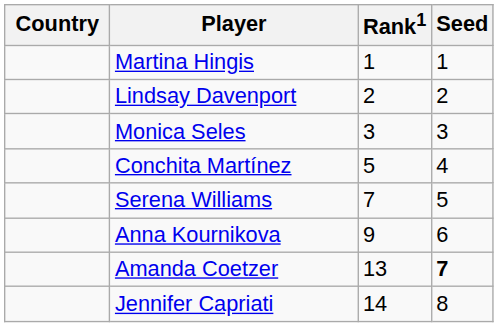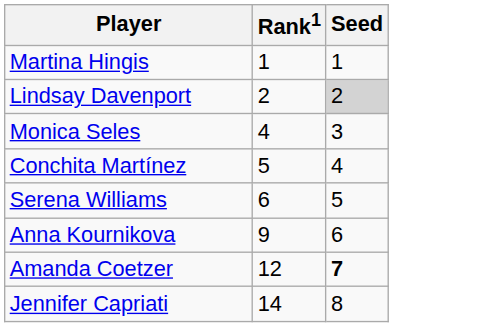- column: (57, 24)
(442, 96) no background -> (337, 96) lightgrey background
(369, 131) 3 -> (264, 131) 4
(369, 200) 7 -> (264, 200) 6
(375, 269) 13 -> (270, 269) 12
